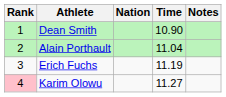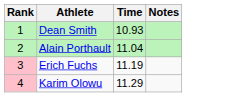- column: (133, 13)
(169, 30) 10.90 -> (130, 30) 10.93
(20, 65) no background -> (20, 65) pink background
(169, 83) 11.27 -> (130, 83) 11.29
